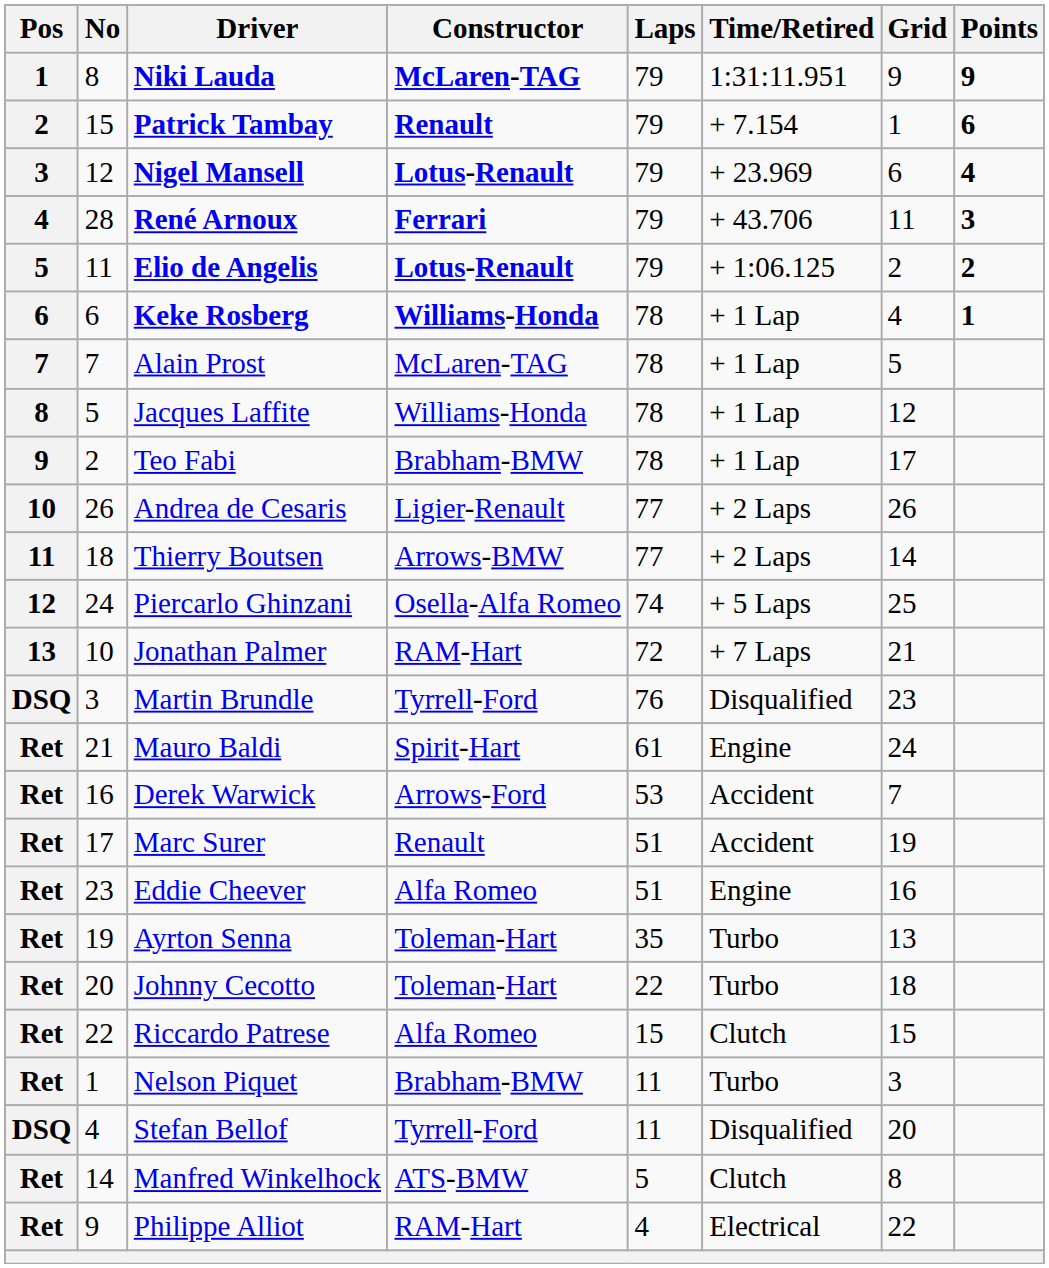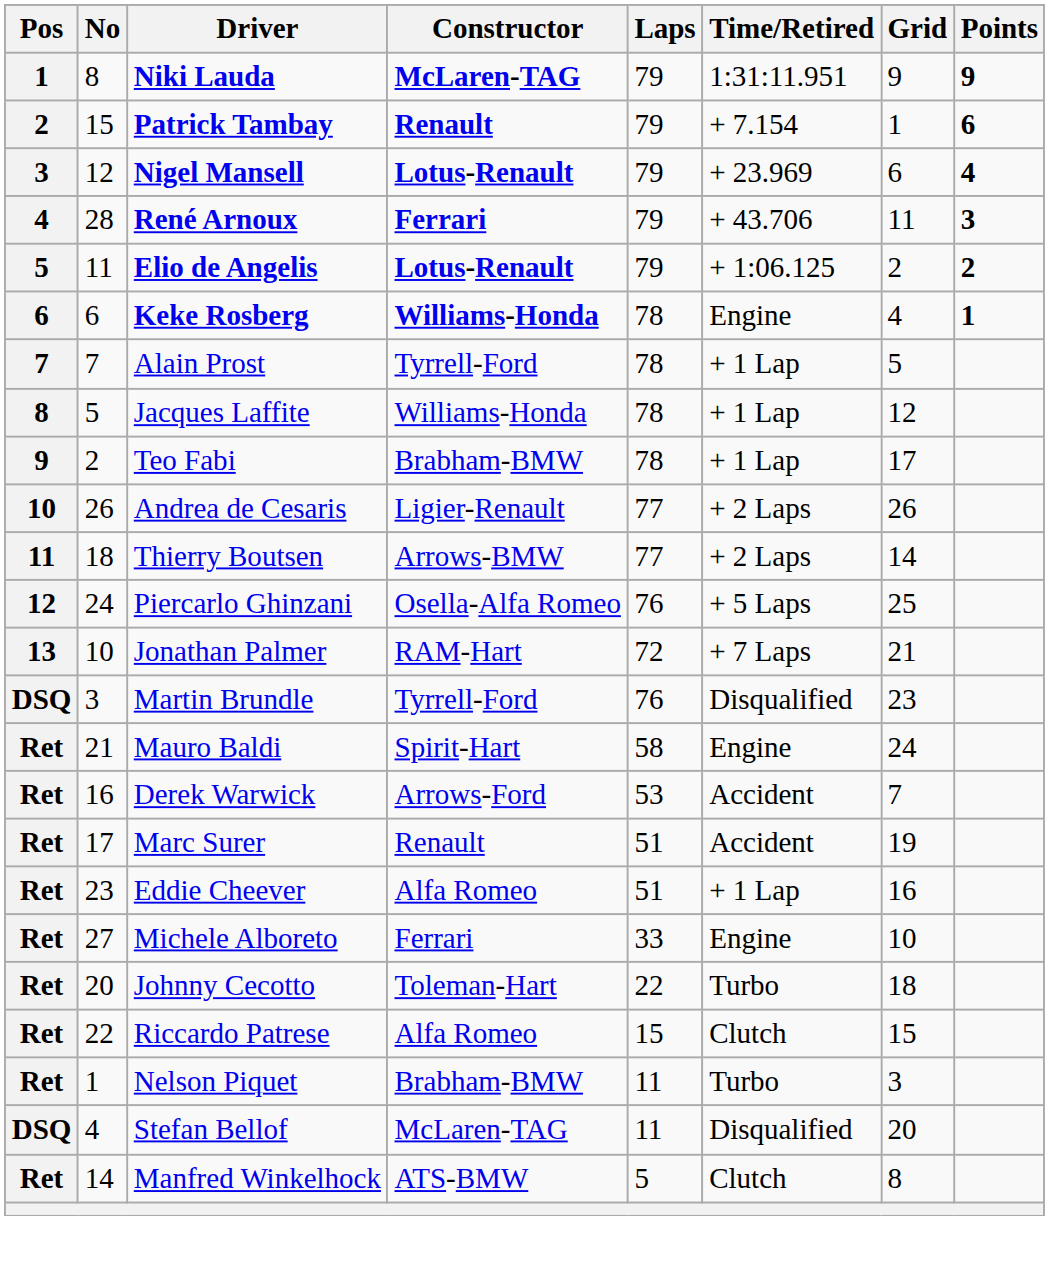(754, 315) + 1 Lap -> (750, 315) Engine
(481, 363) McLaren-TAG -> (466, 363) Tyrrell-Ford
(649, 603) 74 -> (649, 603) 76
(649, 746) 61 -> (649, 746) 58
(750, 890) Engine -> (754, 890) + 1 Lap
- row: (213, 938)
+ row: (236, 938)
(466, 1129) Tyrrell-Ford -> (481, 1129) McLaren-TAG
- row: (219, 1225)
